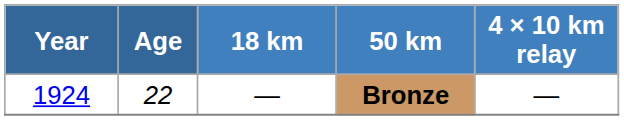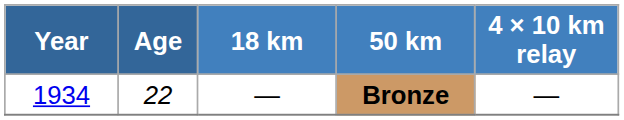(61, 95) 1924 -> (61, 95) 1934
